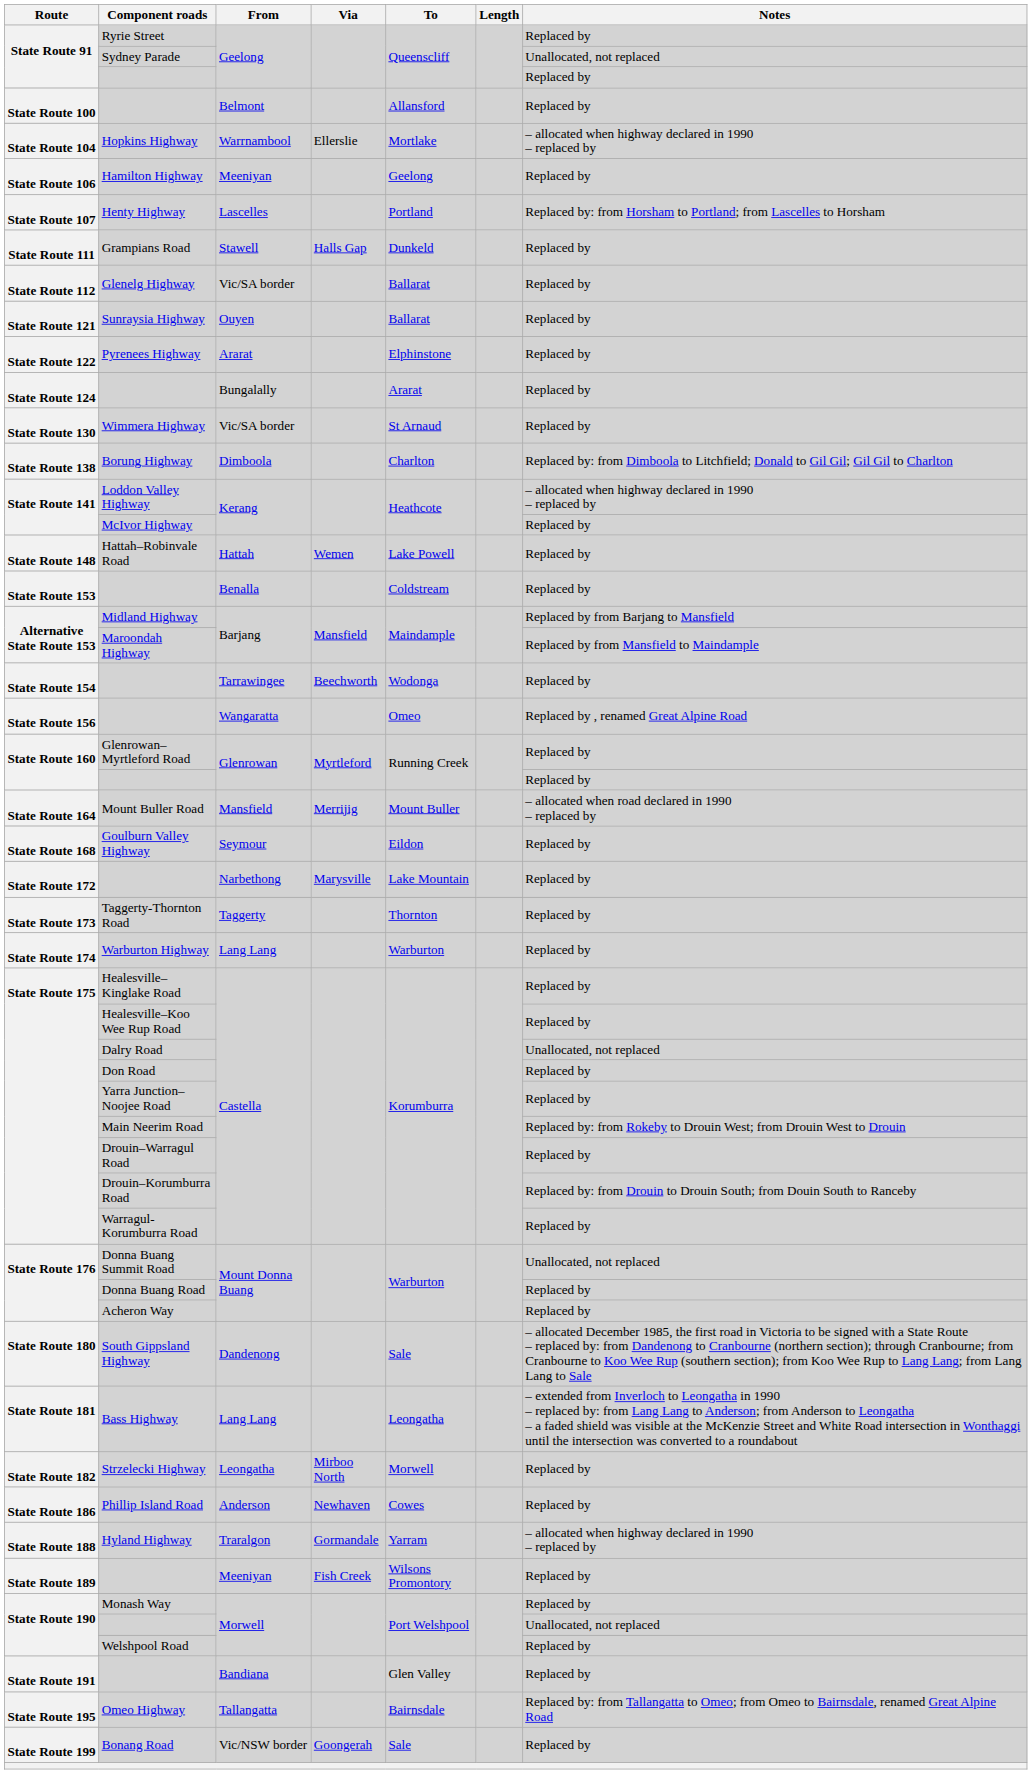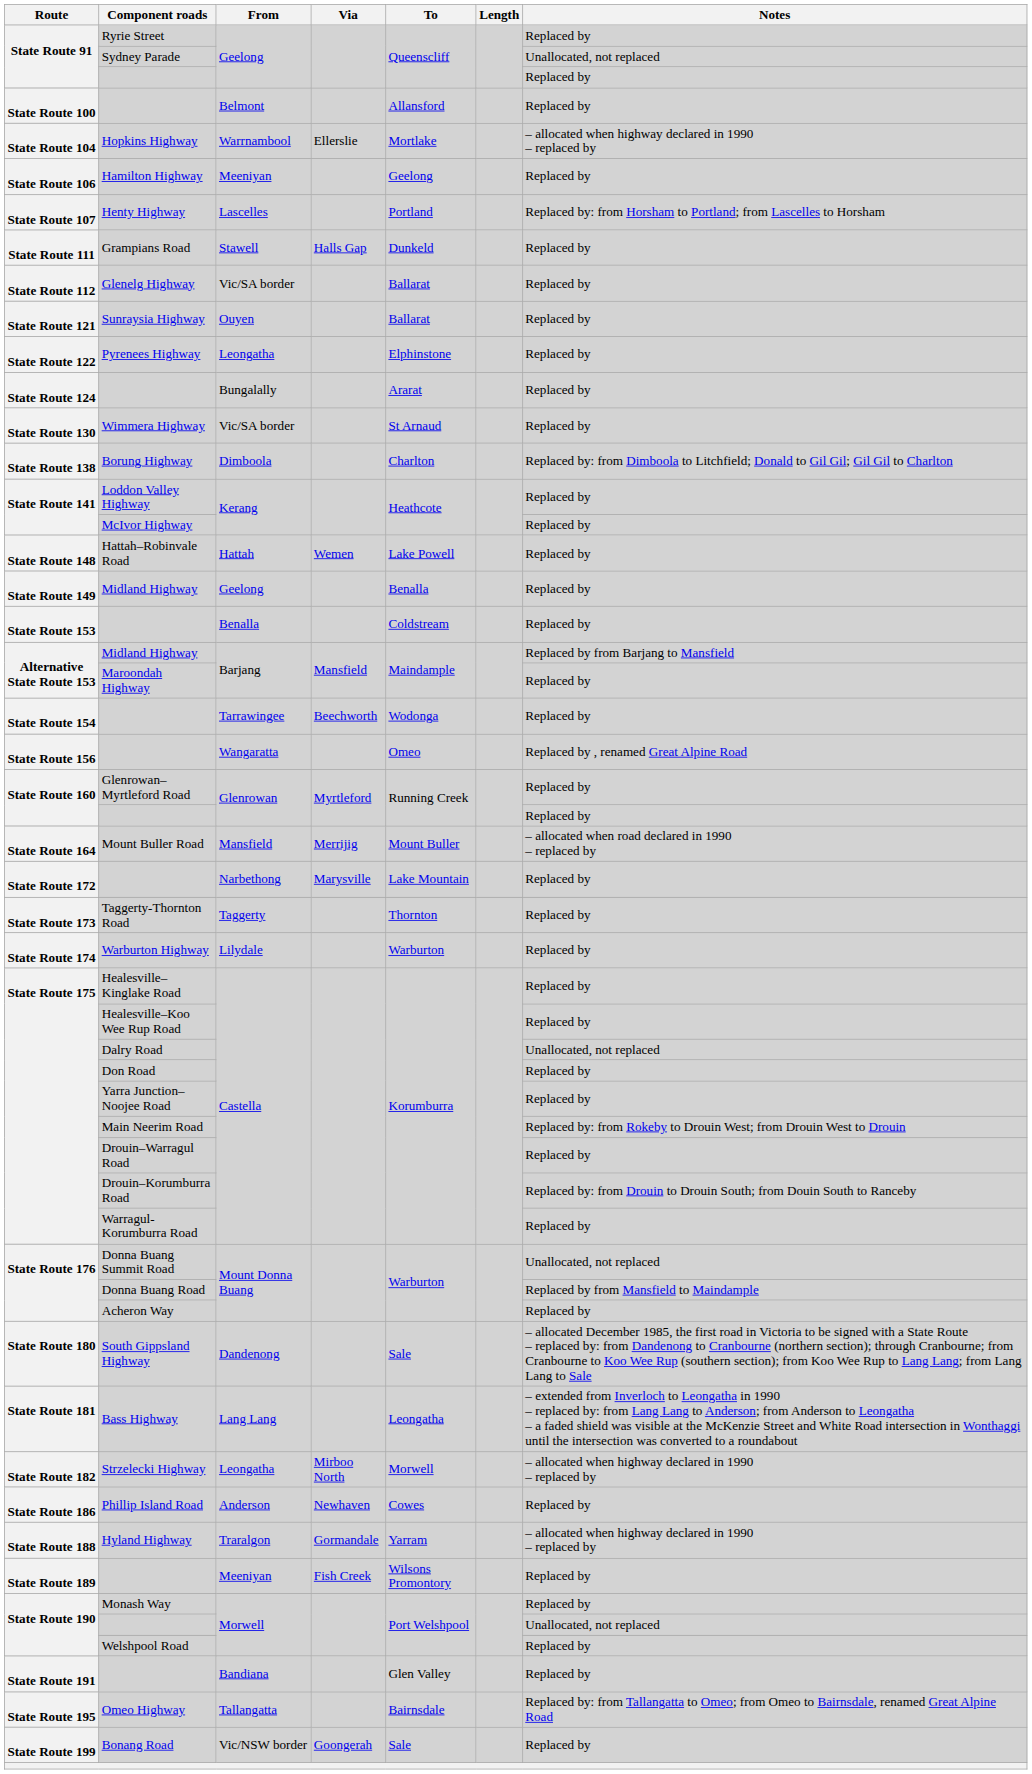(236, 354) Ararat -> (247, 354) Leongatha
(639, 496) – allocated when highway declared in 1990 – replaced by -> (558, 496) Replaced by
+ row: (52, 596)
(642, 645) Replaced by from Mansfield to Maindample -> (558, 680) Replaced by
- row: (52, 851)
(248, 950) Lang Lang -> (241, 950) Lilydale
(558, 1290) Replaced by -> (642, 1290) Replaced by from Mansfield to Maindample
(558, 1469) Replaced by -> (639, 1469) – allocated when highway declared in 1990 – replaced by
